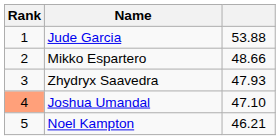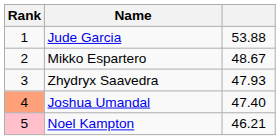(249, 59) 48.66 -> (249, 59) 48.67
(249, 102) 47.10 -> (249, 102) 47.40
(24, 124) no background -> (24, 124) pink background
